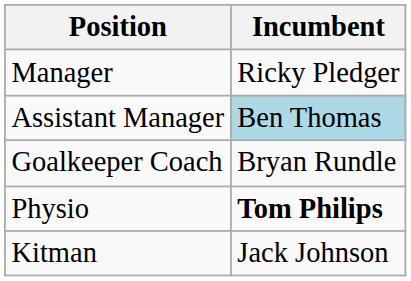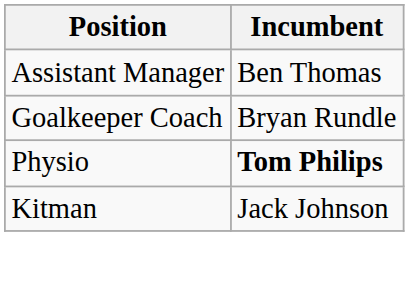- row: (62, 72)
(309, 117) lightblue background -> (309, 72) no background
